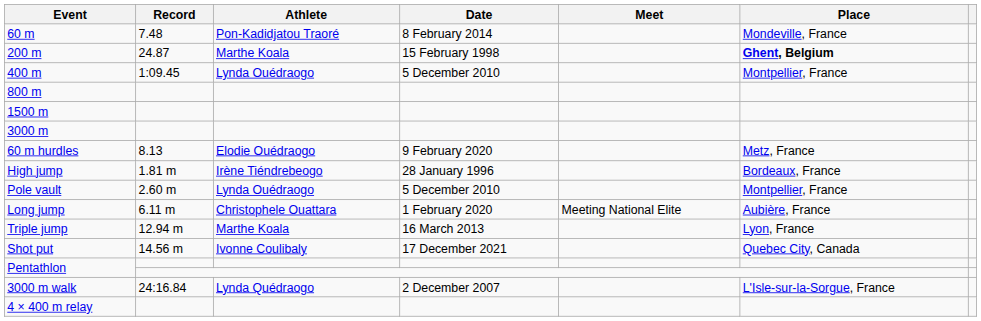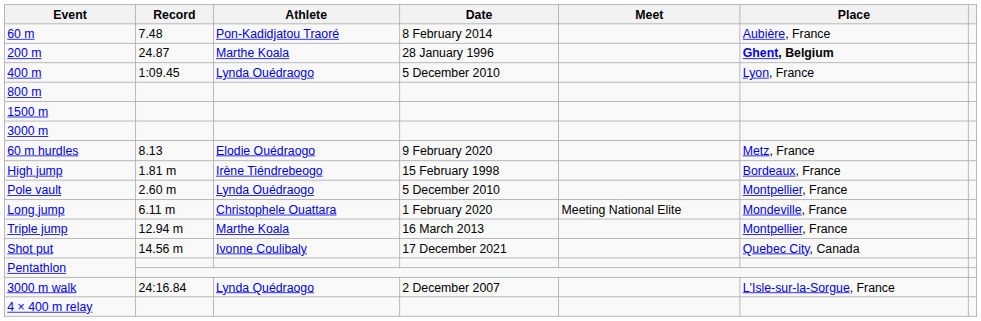(795, 34) Mondeville, France -> (787, 34) Aubière, France
(451, 53) 15 February 1998 -> (448, 53) 28 January 1996
(795, 73) Montpellier, France -> (778, 73) Lyon, France
(448, 170) 28 January 1996 -> (451, 170) 15 February 1998
(787, 209) Aubière, France -> (795, 209) Mondeville, France
(778, 229) Lyon, France -> (795, 229) Montpellier, France
